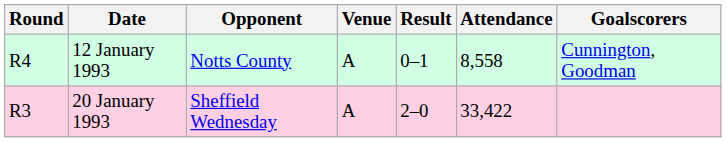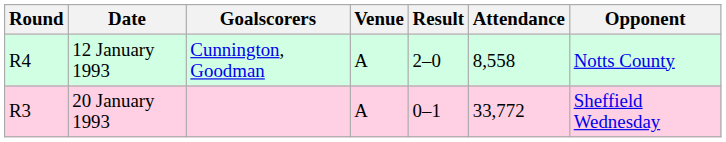columns swapped: (262, 19) <-> (639, 19)
(414, 60) 0–1 -> (427, 60) 2–0
(414, 111) 2–0 -> (427, 111) 0–1
(486, 111) 33,422 -> (499, 111) 33,772
